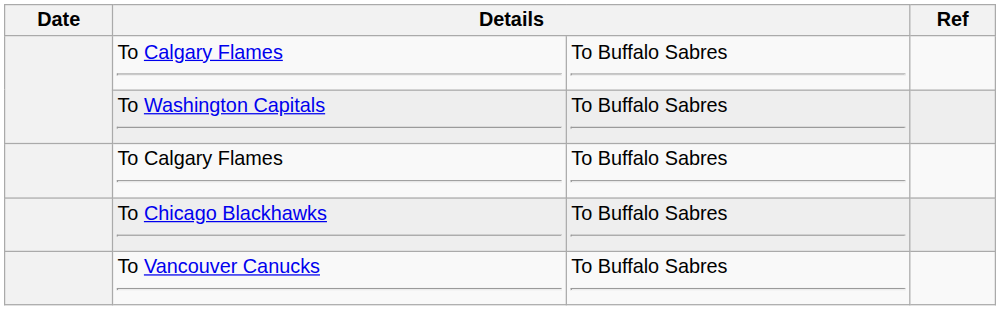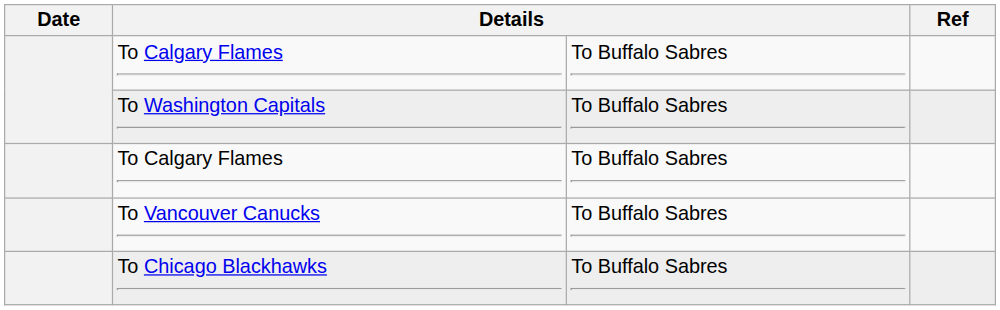rows swapped: (59, 224) <-> (59, 278)
